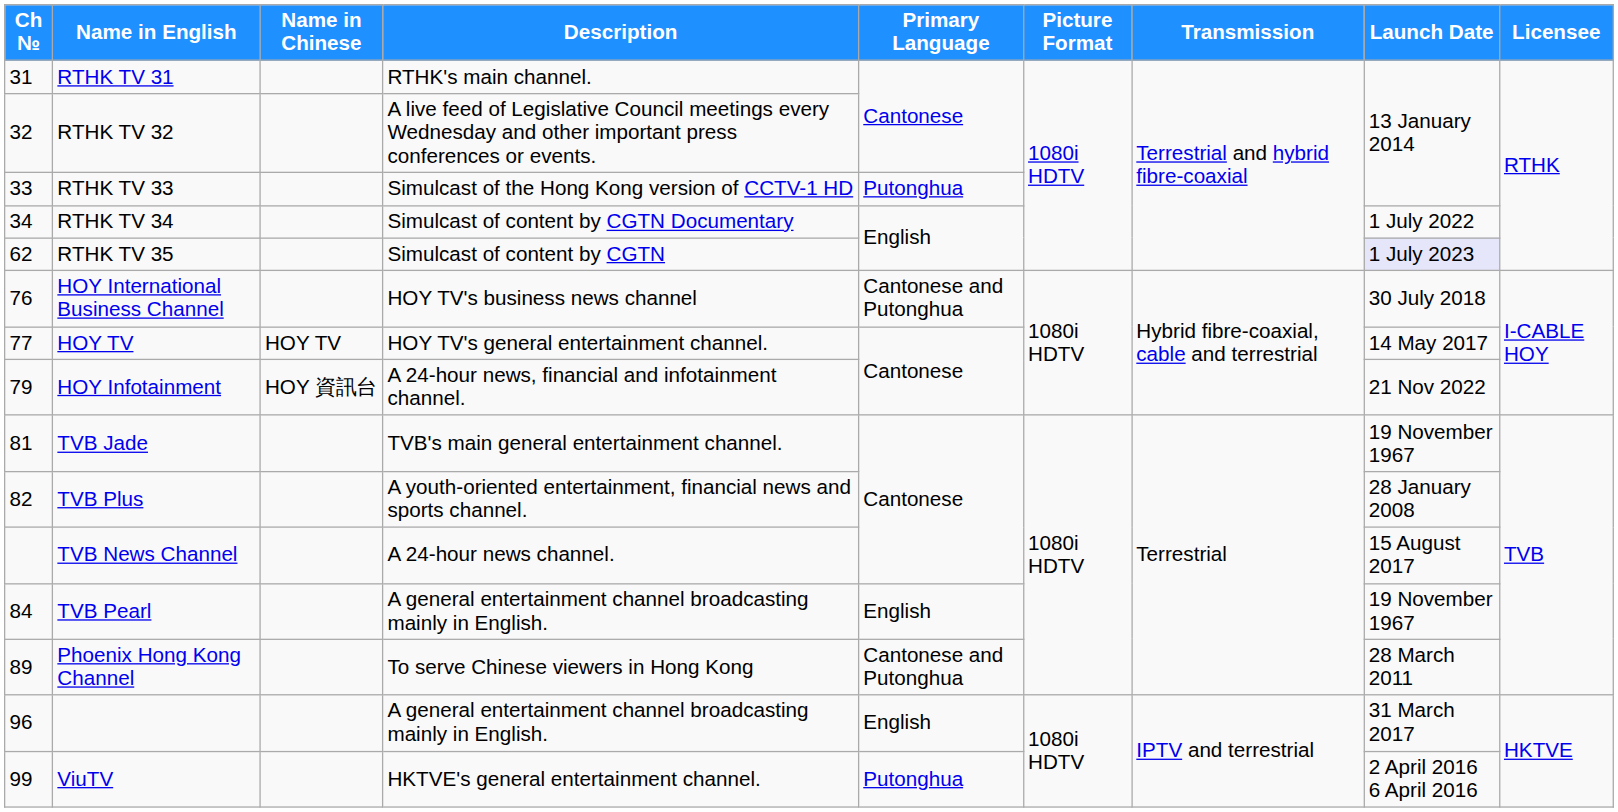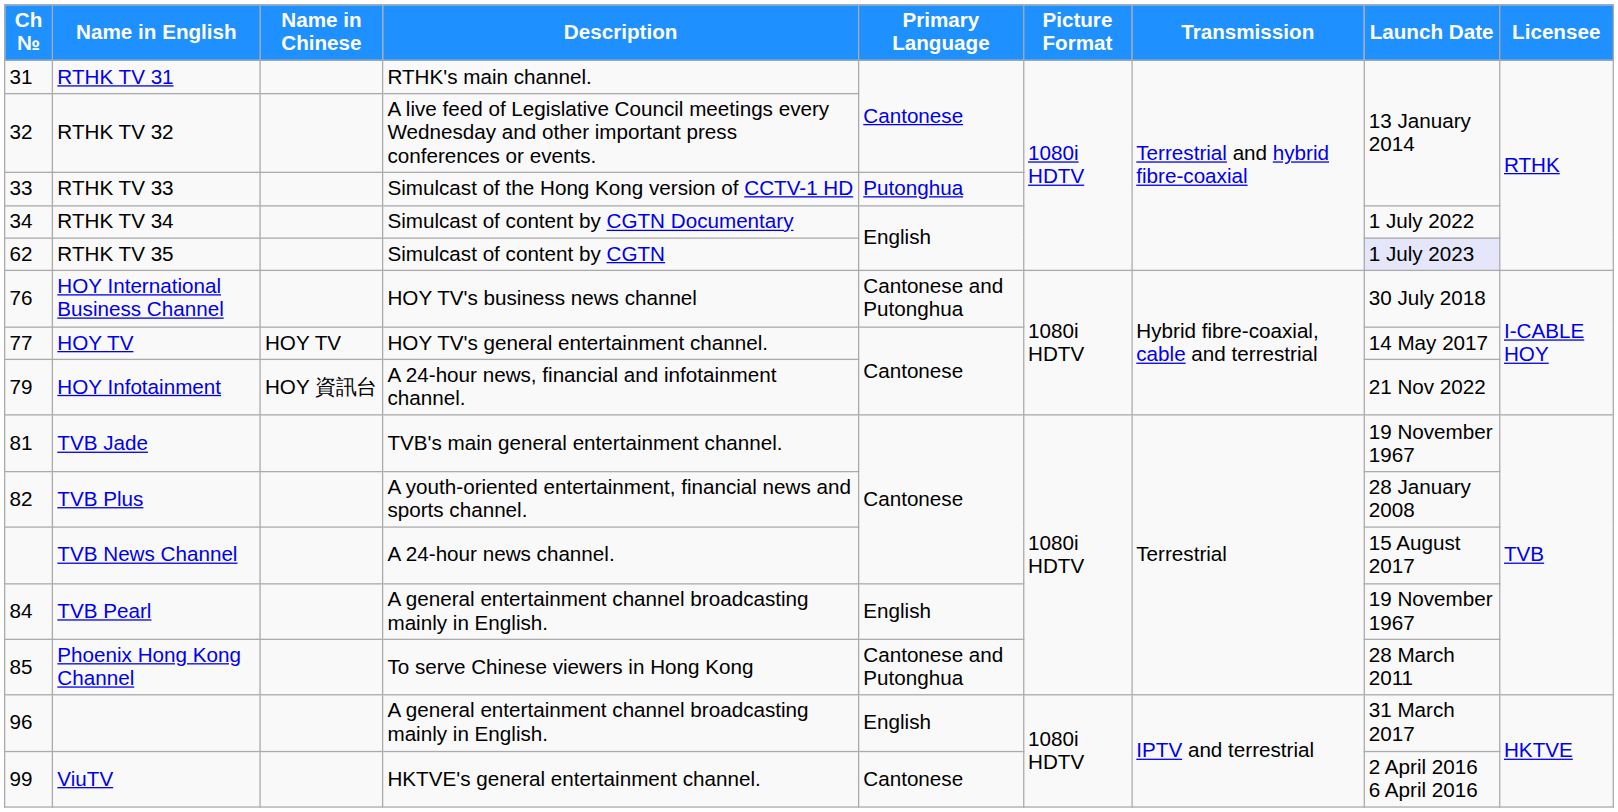(21, 666) 89 -> (21, 666) 85
(913, 778) Putonghua -> (913, 778) Cantonese
